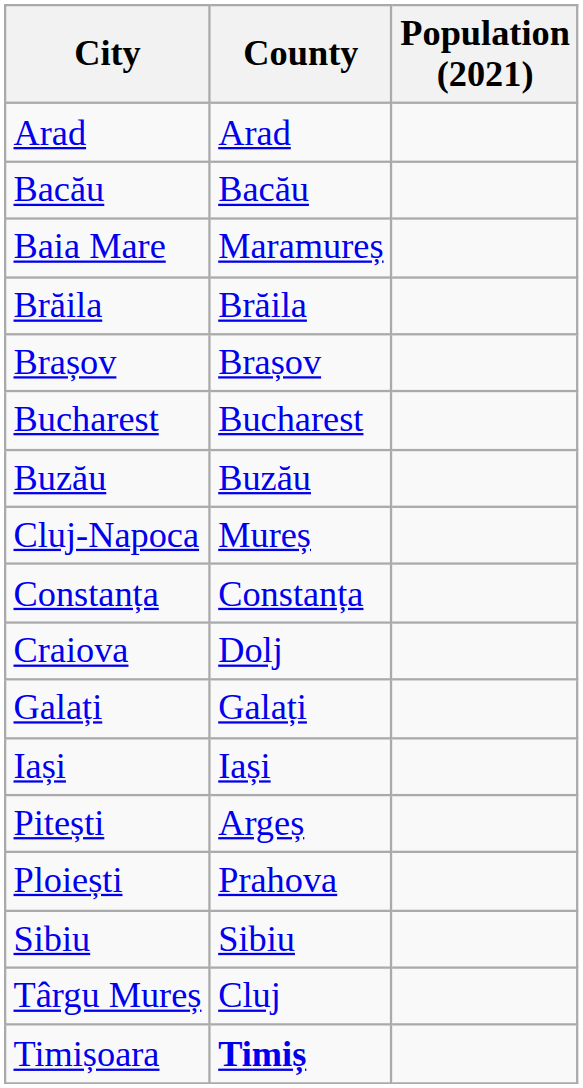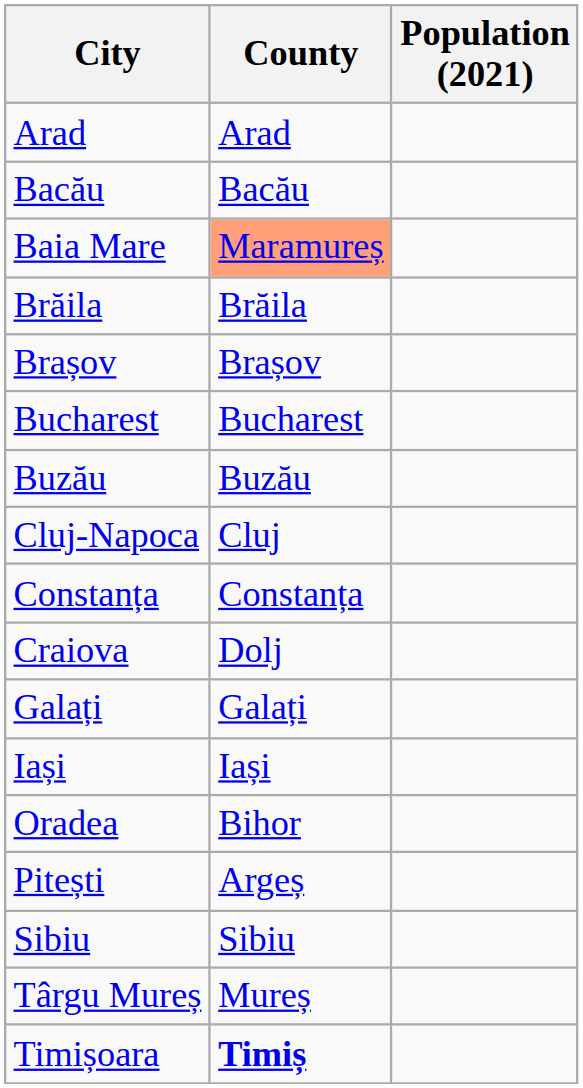(301, 246) no background -> (301, 246) lightsalmon background
(265, 534) Mureș -> (249, 534) Cluj
+ row: (66, 822)
- row: (68, 880)
(249, 995) Cluj -> (265, 995) Mureș
